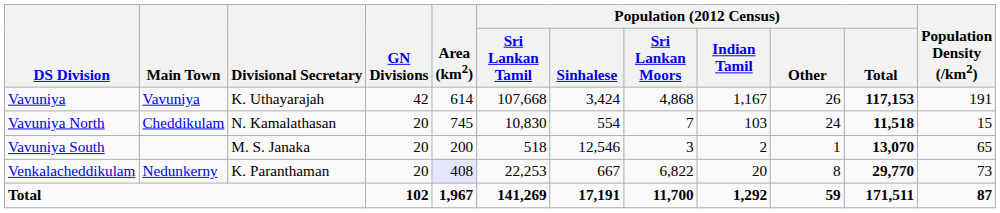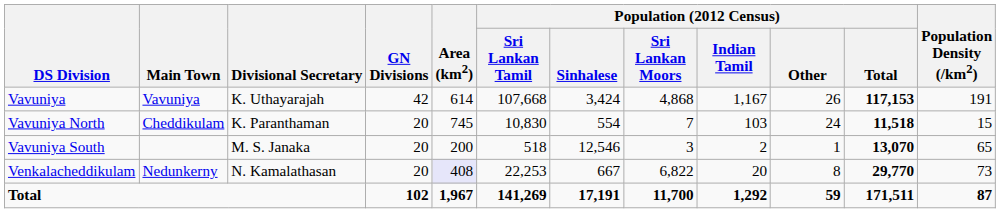(284, 123) N. Kamalathasan -> (280, 123) K. Paranthaman
(280, 171) K. Paranthaman -> (284, 171) N. Kamalathasan
